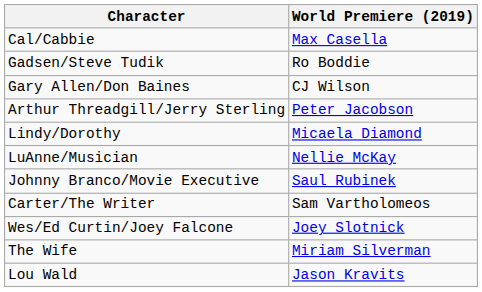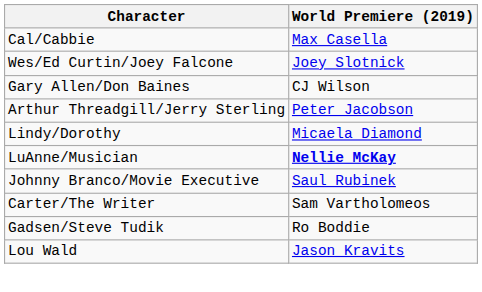rows swapped: (121, 228) <-> (86, 63)
(344, 157) normal -> (344, 157) bold
- row: (43, 251)
